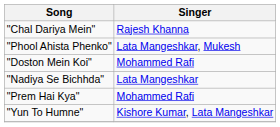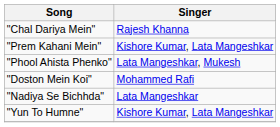+ row: (54, 46)
- row: (43, 96)
